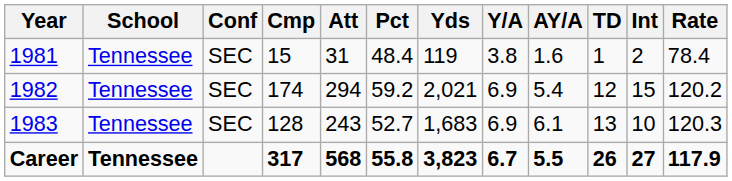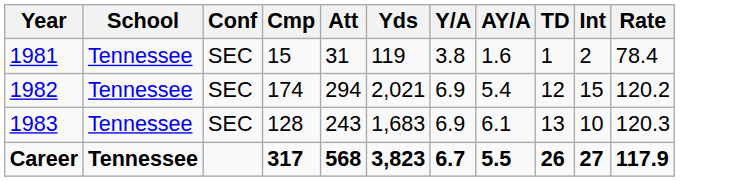- column: (392, 21)
